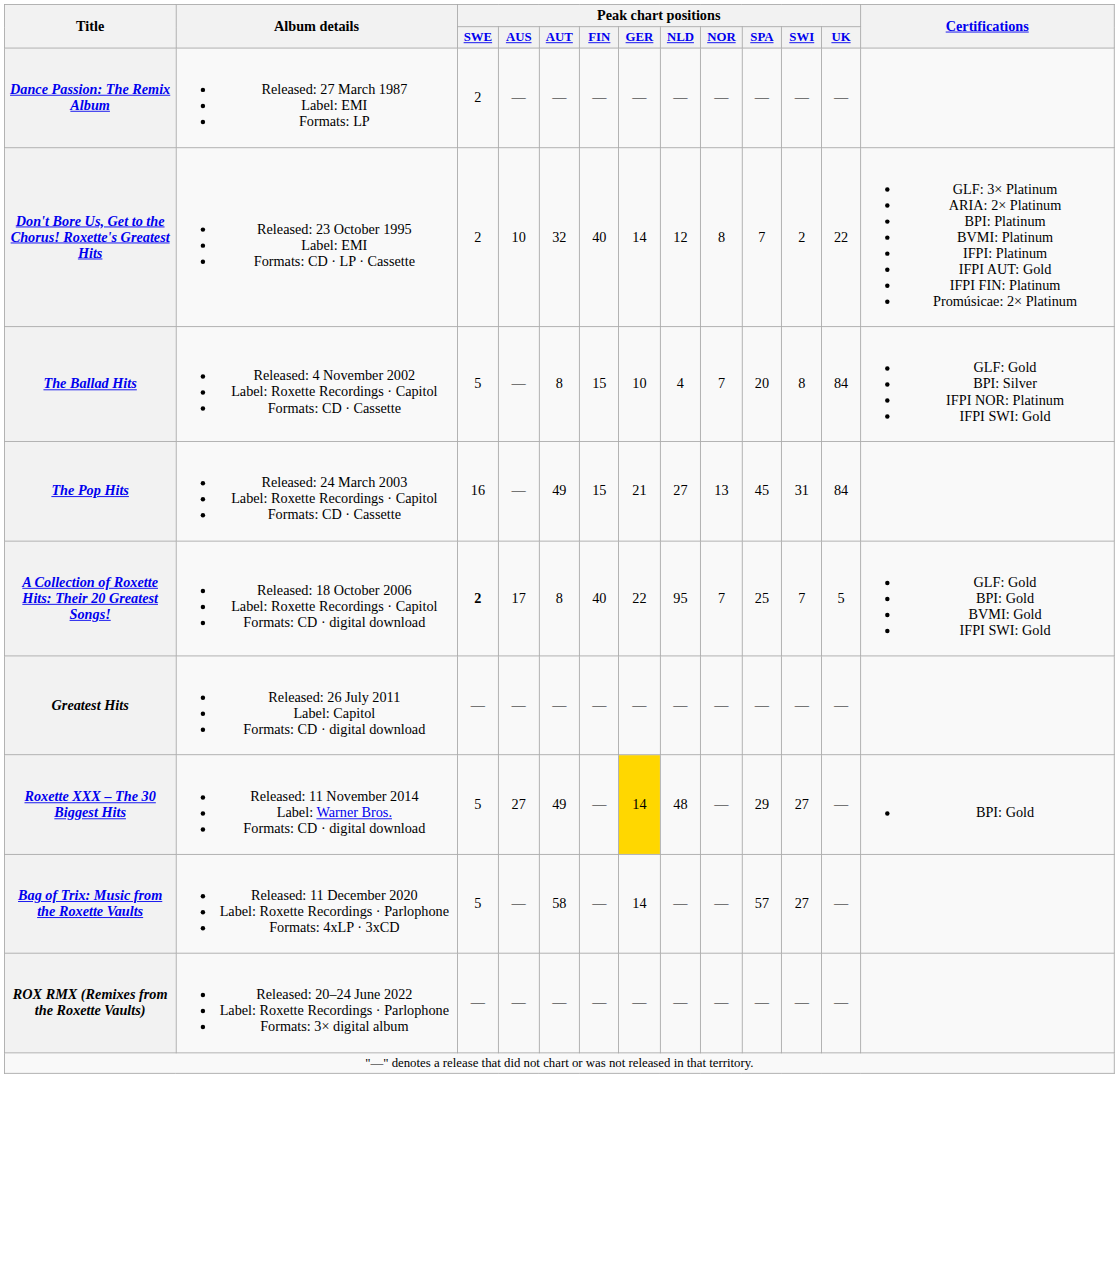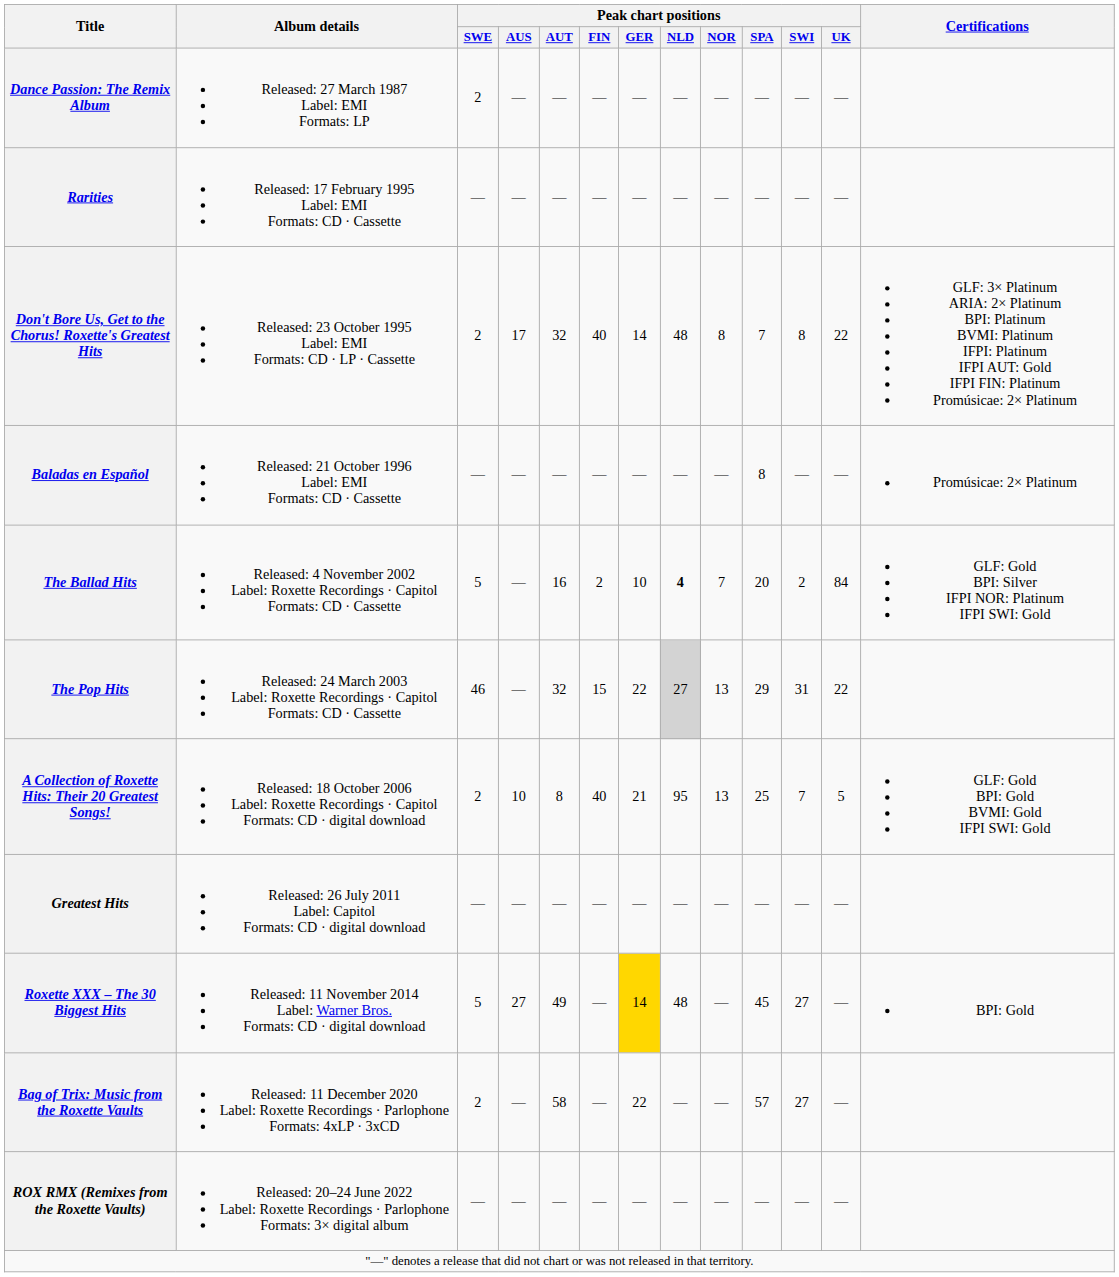+ row: (90, 196)
(519, 236) 10 -> (519, 336) 17
(680, 236) 12 -> (680, 336) 48
(802, 236) 2 -> (802, 336) 8
+ row: (90, 475)
(559, 384) 8 -> (559, 582) 16
(599, 384) 15 -> (599, 582) 2
(680, 384) normal -> (680, 582) bold
(802, 384) 8 -> (802, 582) 2
(478, 491) 16 -> (478, 689) 46
(559, 491) 49 -> (559, 689) 32
(639, 491) 21 -> (639, 689) 22
(680, 491) no background -> (680, 689) lightgrey background
(762, 491) 45 -> (762, 689) 29
(841, 491) 84 -> (841, 689) 22
(478, 598) bold -> (478, 796) normal
(519, 598) 17 -> (519, 796) 10
(639, 598) 22 -> (639, 796) 21
(721, 598) 7 -> (721, 796) 13
(762, 804) 29 -> (762, 1002) 45
(478, 903) 5 -> (478, 1102) 2
(639, 903) 14 -> (639, 1102) 22
